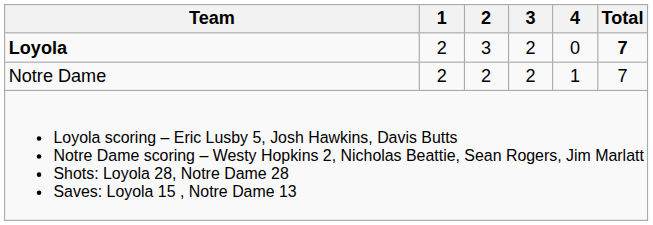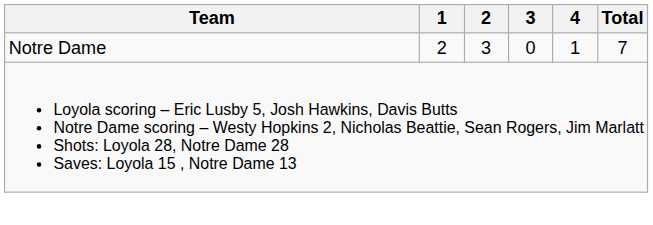- row: (38, 47)
(486, 76) 2 -> (486, 47) 3
(531, 76) 2 -> (531, 47) 0
